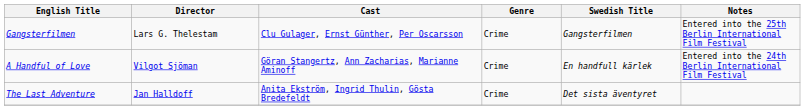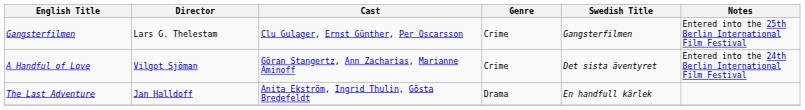(608, 66) En handfull kärlek -> (610, 66) Det sista äventyret
(496, 94) Crime -> (496, 94) Drama
(610, 94) Det sista äventyret -> (608, 94) En handfull kärlek
